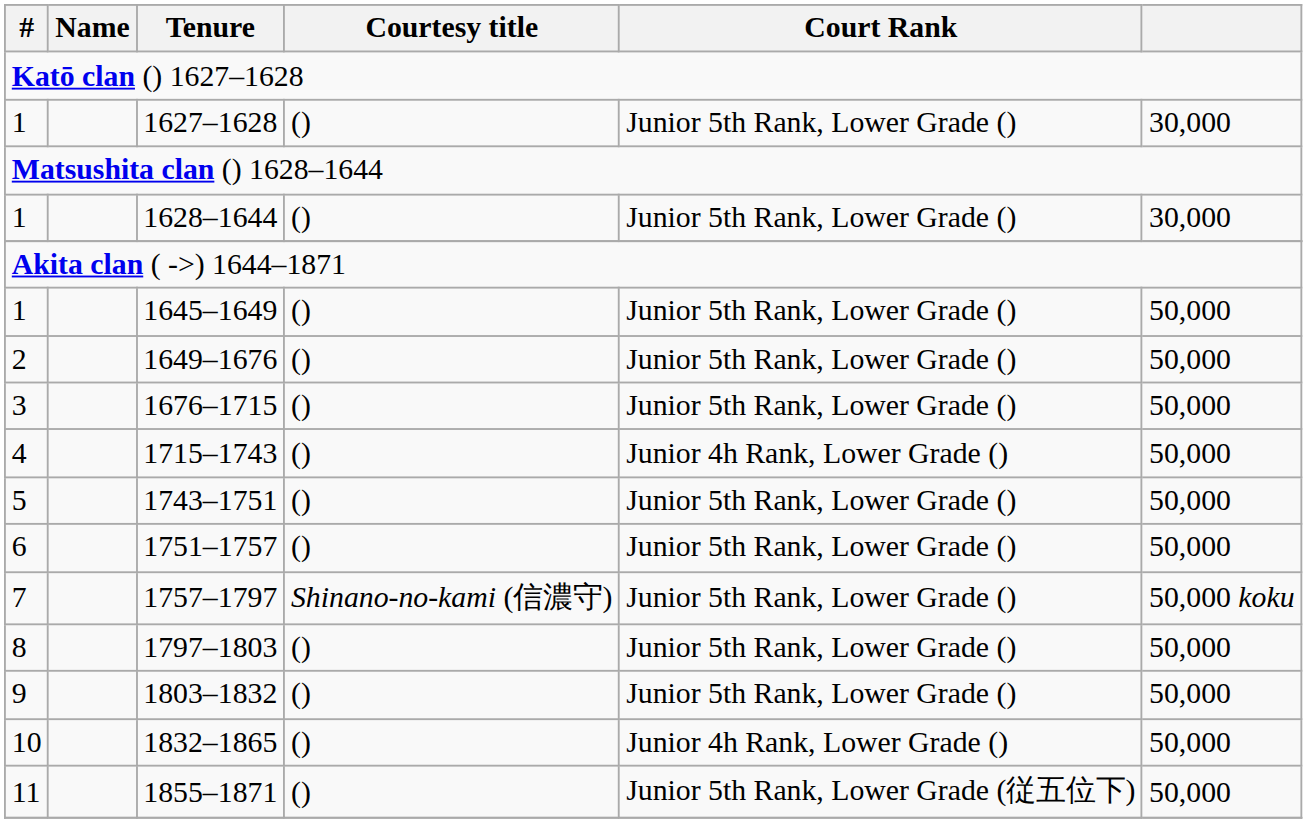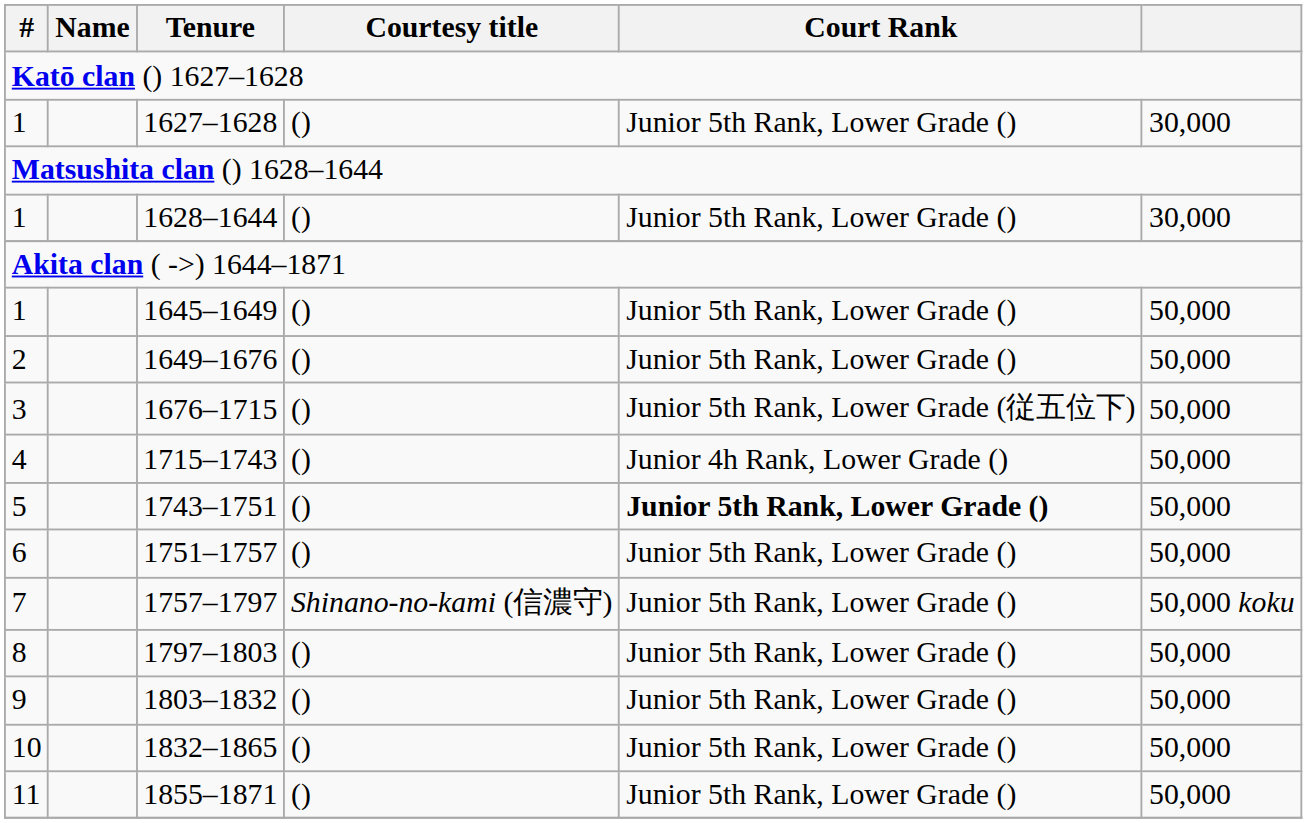(821, 405) Junior 5th Rank, Lower Grade () -> (881, 407) Junior 5th Rank, Lower Grade (従五位下)
(821, 500) normal -> (837, 505) bold
(817, 741) Junior 4h Rank, Lower Grade () -> (821, 747) Junior 5th Rank, Lower Grade ()
(881, 790) Junior 5th Rank, Lower Grade (従五位下) -> (821, 794) Junior 5th Rank, Lower Grade ()
